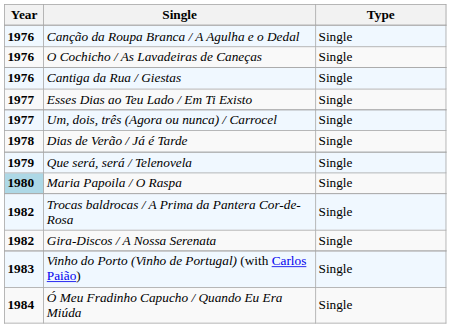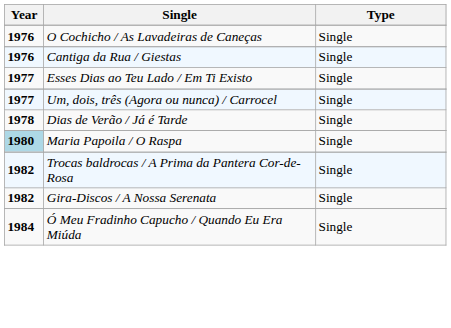- row: (173, 36)
- row: (119, 162)
- row: (177, 269)
